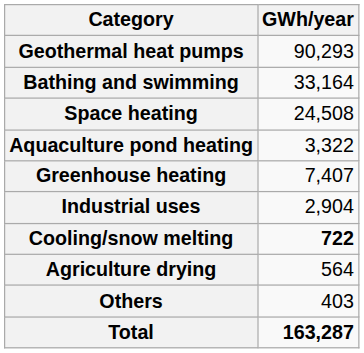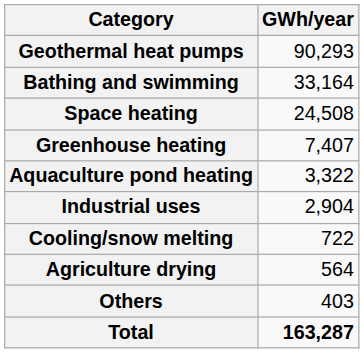rows swapped: (131, 176) <-> (131, 144)
(337, 238) bold -> (337, 238) normal
